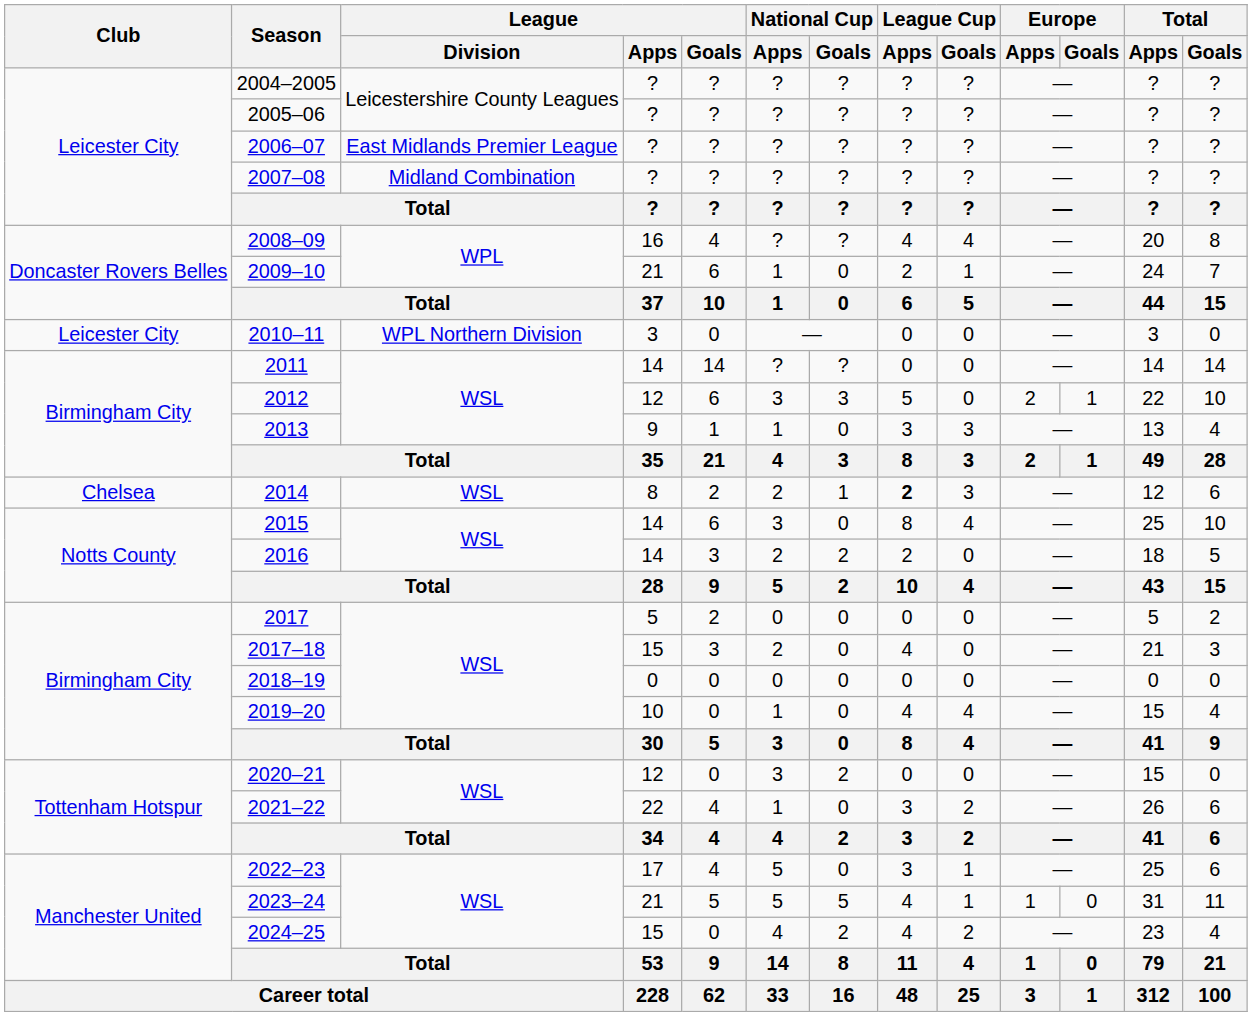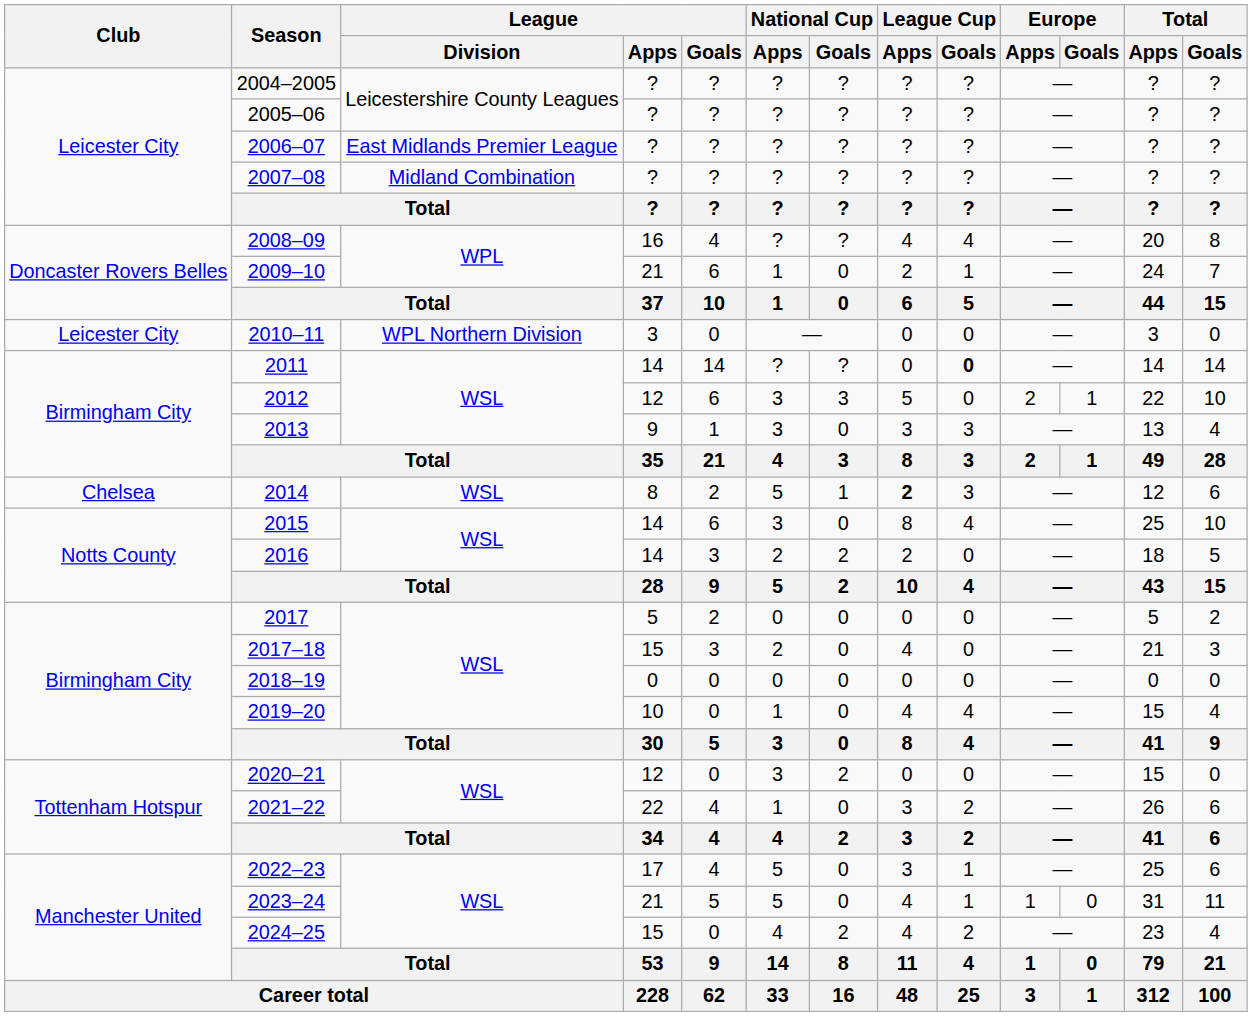(969, 366) normal -> (969, 366) bold
(778, 429) 1 -> (778, 429) 3
(778, 492) 2 -> (778, 492) 5
(843, 901) 5 -> (843, 901) 0
